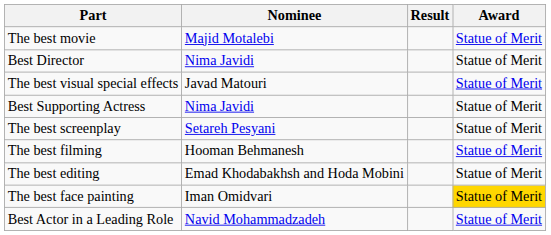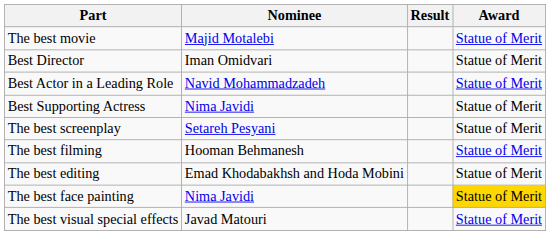(219, 60) Nima Javidi -> (229, 60) Iman Omidvari
rows swapped: (91, 219) <-> (93, 83)
(229, 196) Iman Omidvari -> (219, 196) Nima Javidi
